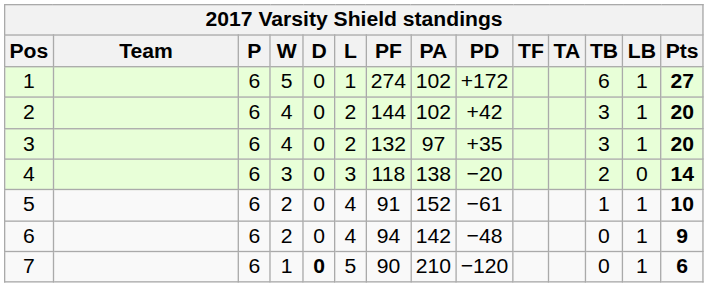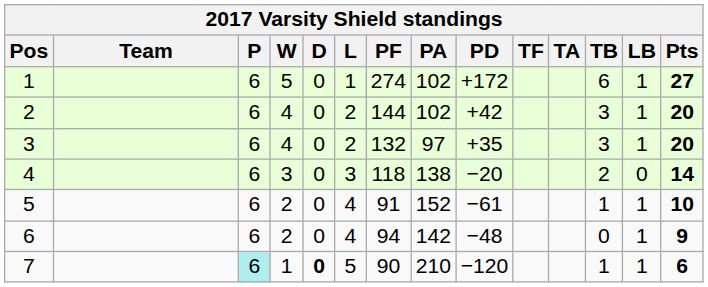(254, 266) no background -> (254, 266) paleturquoise background
(604, 266) 0 -> (604, 266) 1
